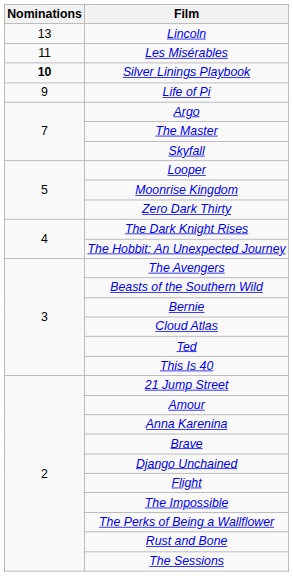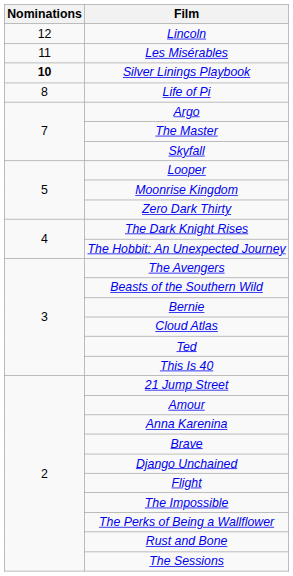(45, 33) 13 -> (45, 33) 12
(45, 92) 9 -> (45, 92) 8
